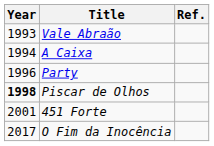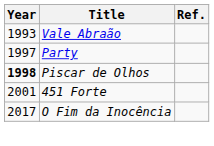- row: (67, 53)
(22, 73) 1996 -> (22, 53) 1997
